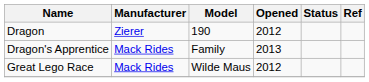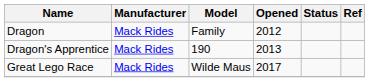(129, 31) Zierer -> (144, 31) Mack Rides
(201, 31) 190 -> (208, 31) Family
(208, 49) Family -> (201, 49) 190
(269, 67) 2012 -> (269, 67) 2017
